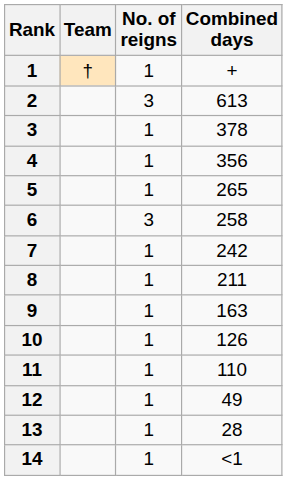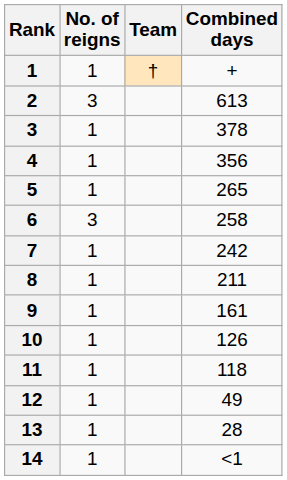columns swapped: (88, 30) <-> (149, 30)
(232, 310) 163 -> (232, 310) 161
(232, 370) 110 -> (232, 370) 118
